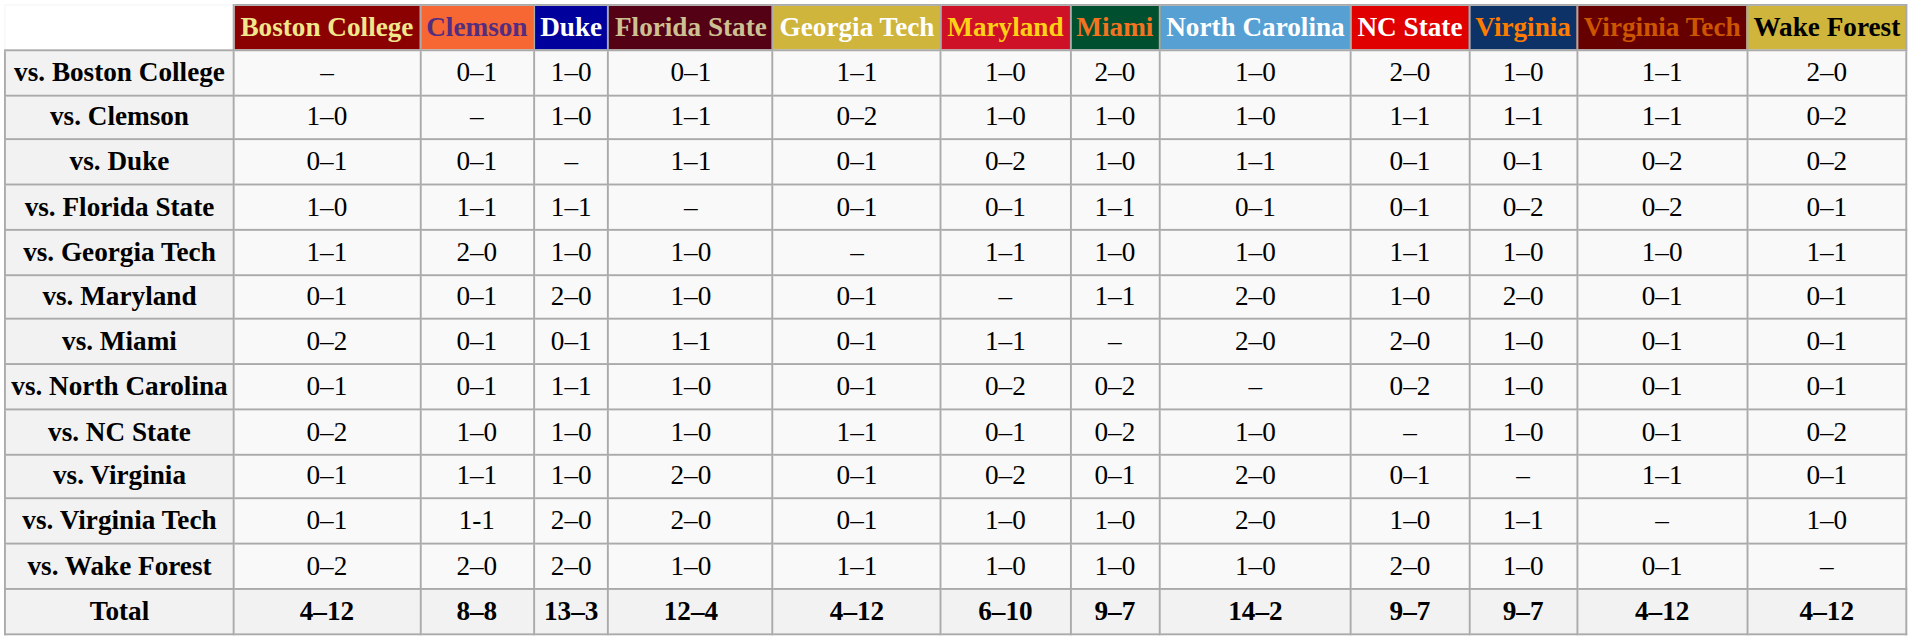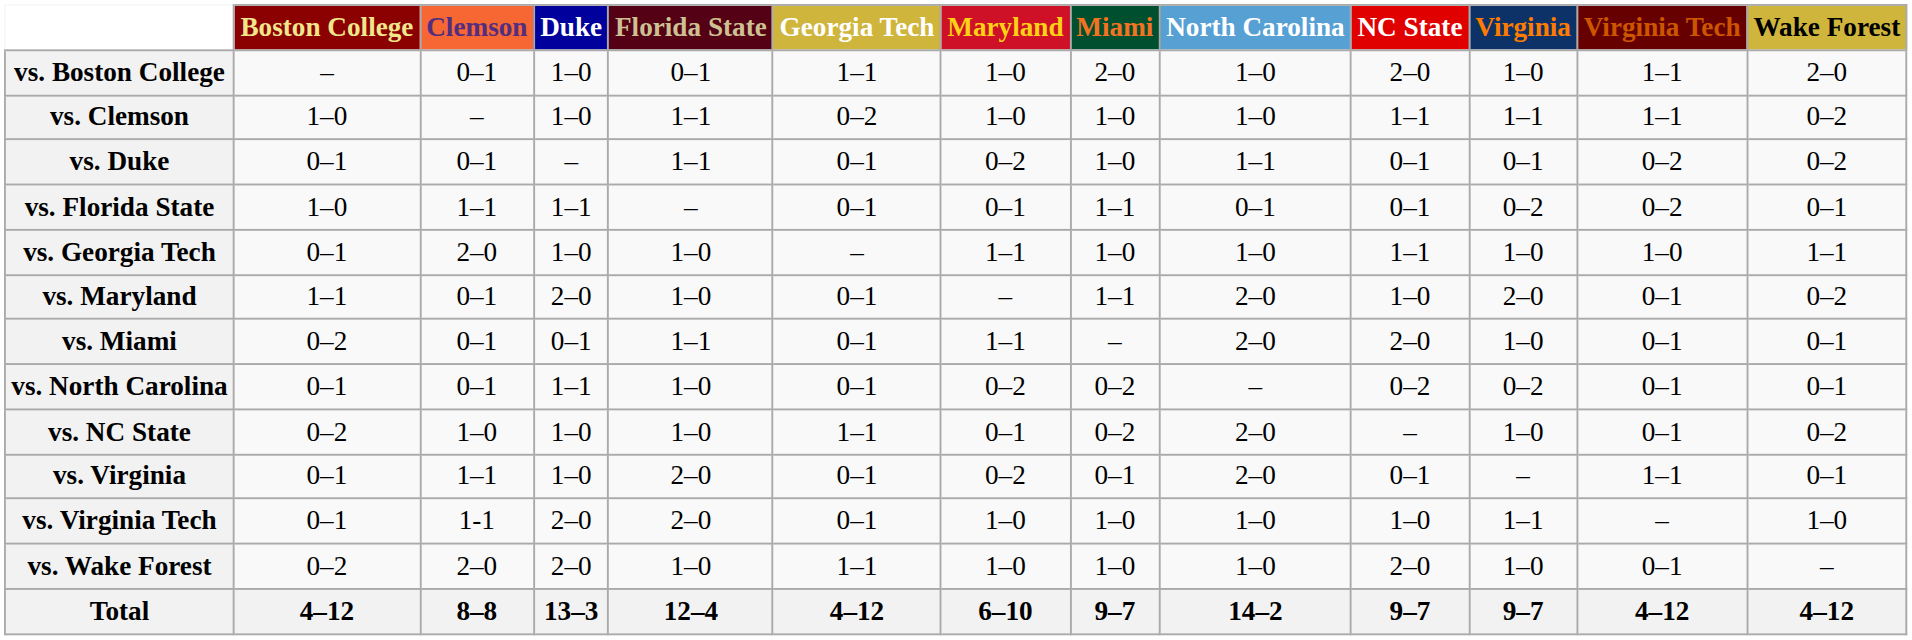(327, 251) 1–1 -> (327, 251) 0–1
(327, 296) 0–1 -> (327, 296) 1–1
(1827, 296) 0–1 -> (1827, 296) 0–2
(1523, 386) 1–0 -> (1523, 386) 0–2
(1255, 431) 1–0 -> (1255, 431) 2–0
(1255, 521) 2–0 -> (1255, 521) 1–0
